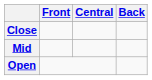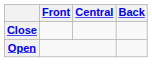- row: (22, 48)
